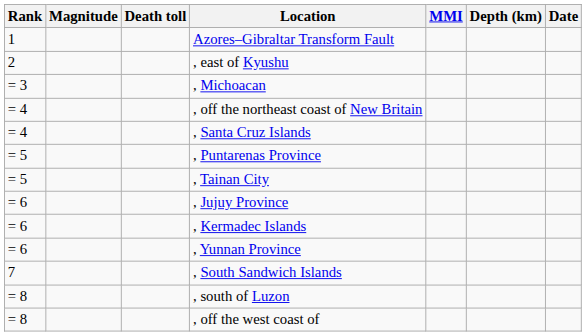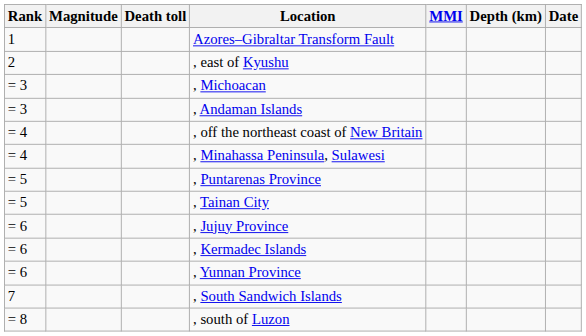+ row: (248, 109)
- row: (252, 132)
+ row: (289, 156)
- row: (256, 319)
